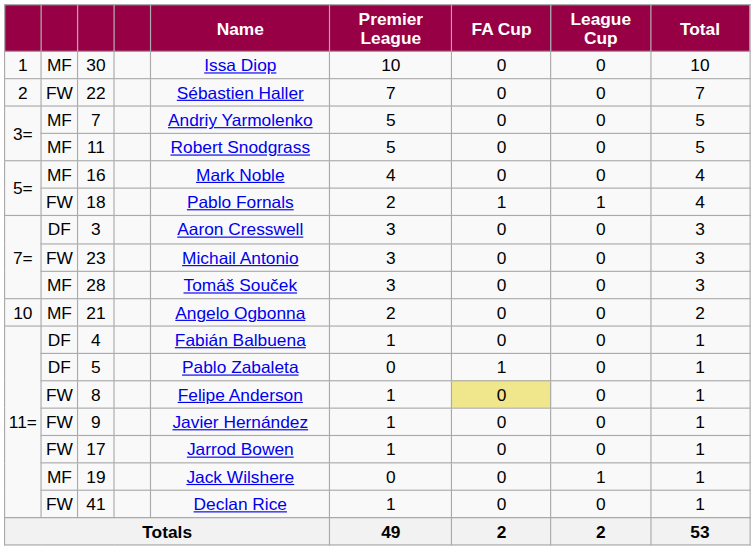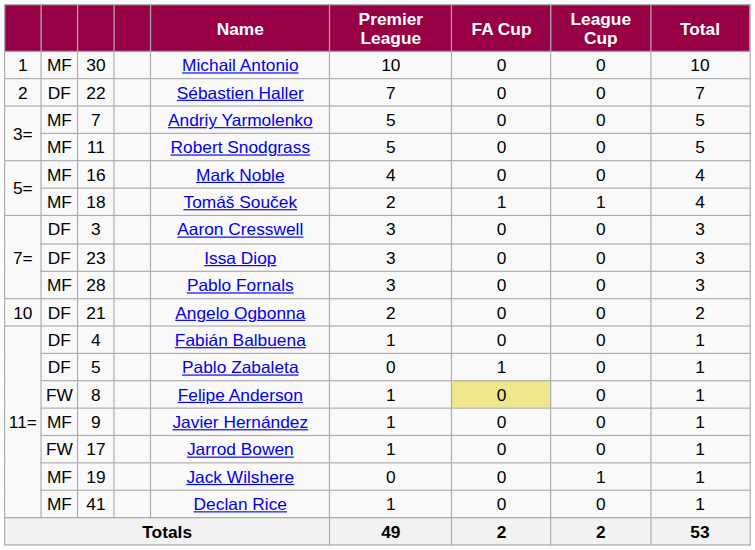(240, 65) Issa Diop -> (240, 65) Michail Antonio
(59, 93) FW -> (59, 93) DF
(59, 202) FW -> (59, 202) MF
(240, 202) Pablo Fornals -> (240, 202) Tomáš Souček
(59, 257) FW -> (59, 257) DF
(240, 257) Michail Antonio -> (240, 257) Issa Diop
(240, 285) Tomáš Souček -> (240, 285) Pablo Fornals
(59, 312) MF -> (59, 312) DF
(59, 422) FW -> (59, 422) MF
(59, 504) FW -> (59, 504) MF
